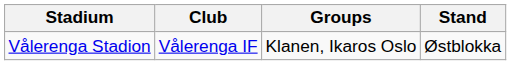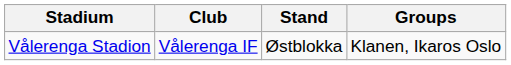columns swapped: (463, 18) <-> (341, 18)
